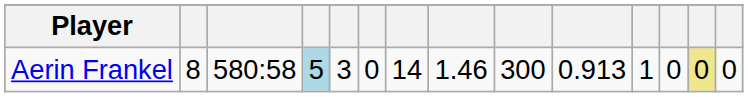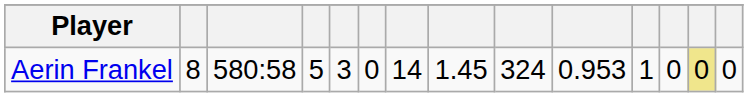(316, 69) lightblue background -> (316, 69) no background
(461, 69) 1.46 -> (461, 69) 1.45
(523, 69) 300 -> (523, 69) 324
(592, 69) 0.913 -> (592, 69) 0.953
